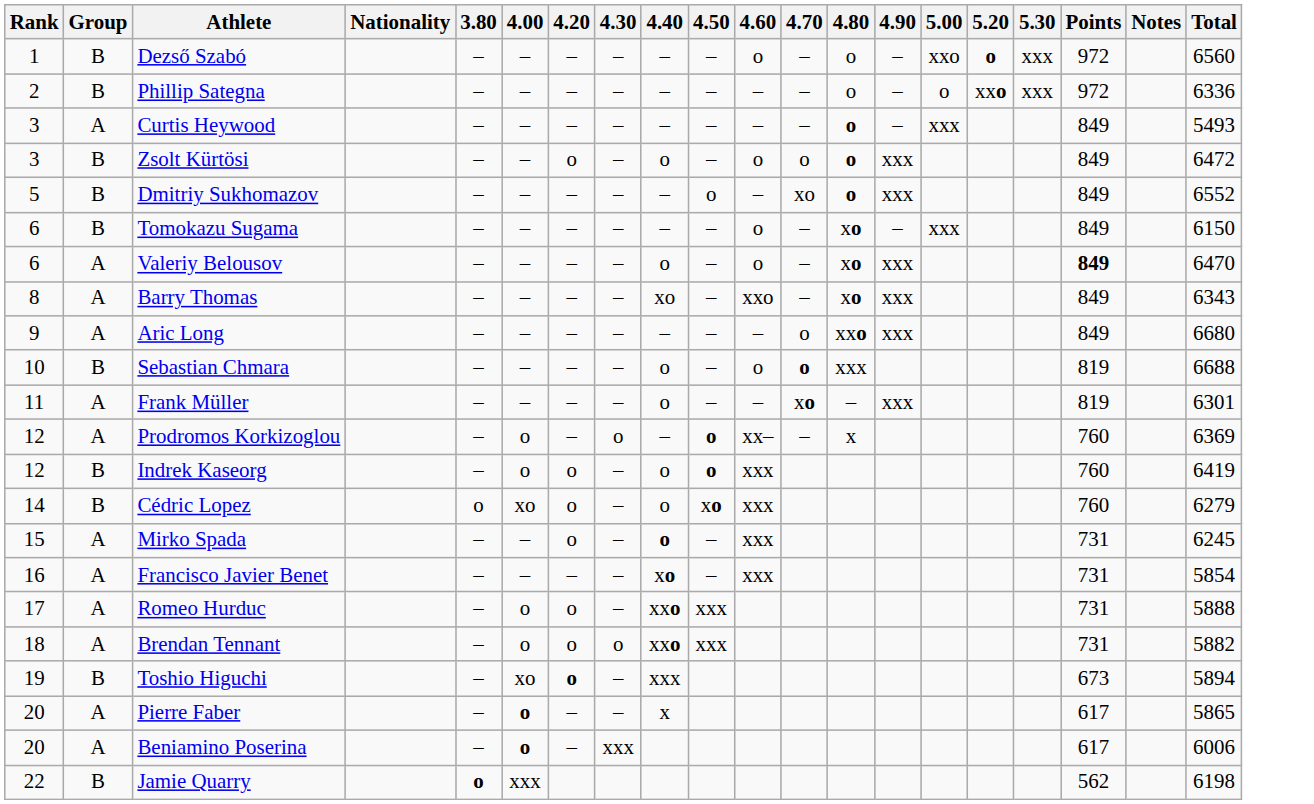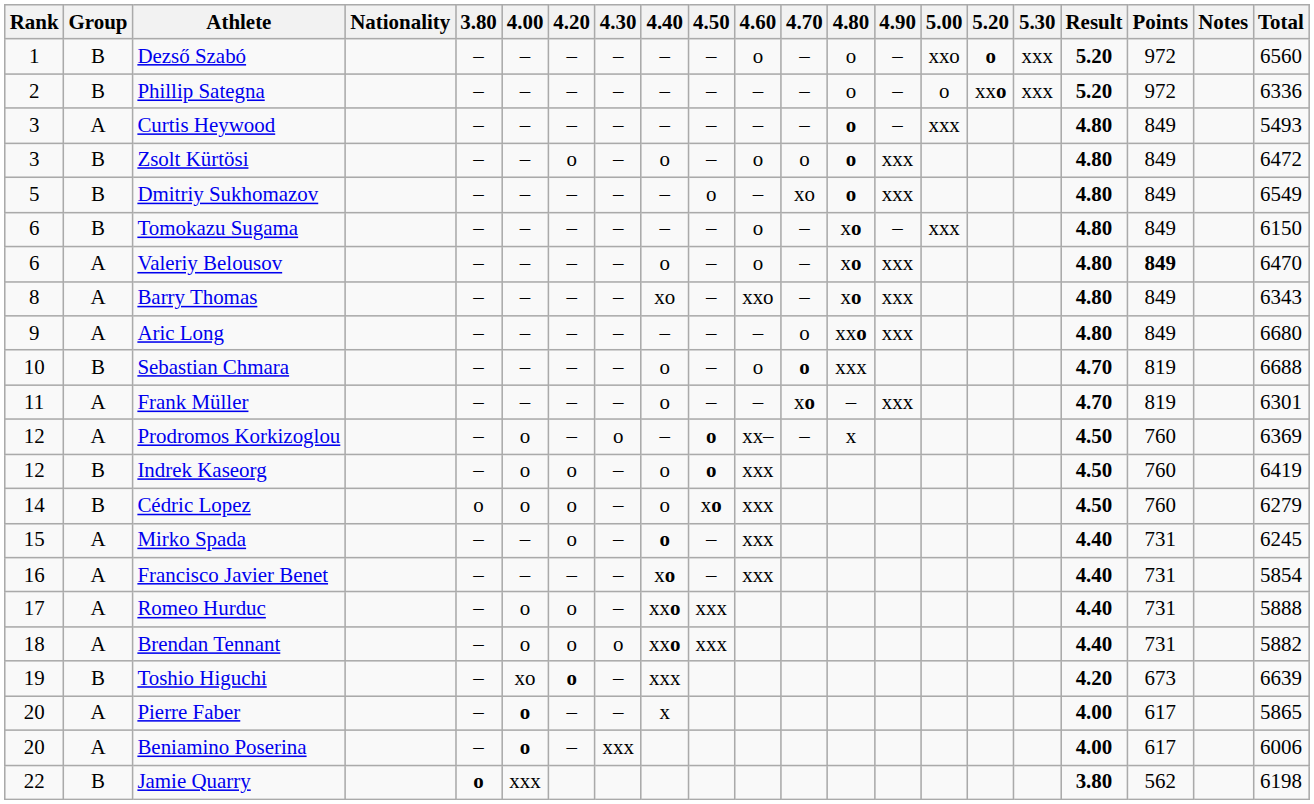+ column: (1094, 21)
(1214, 194) 6552 -> (1281, 194) 6549
(525, 505) xo -> (525, 505) o
(1214, 677) 5894 -> (1281, 677) 6639
